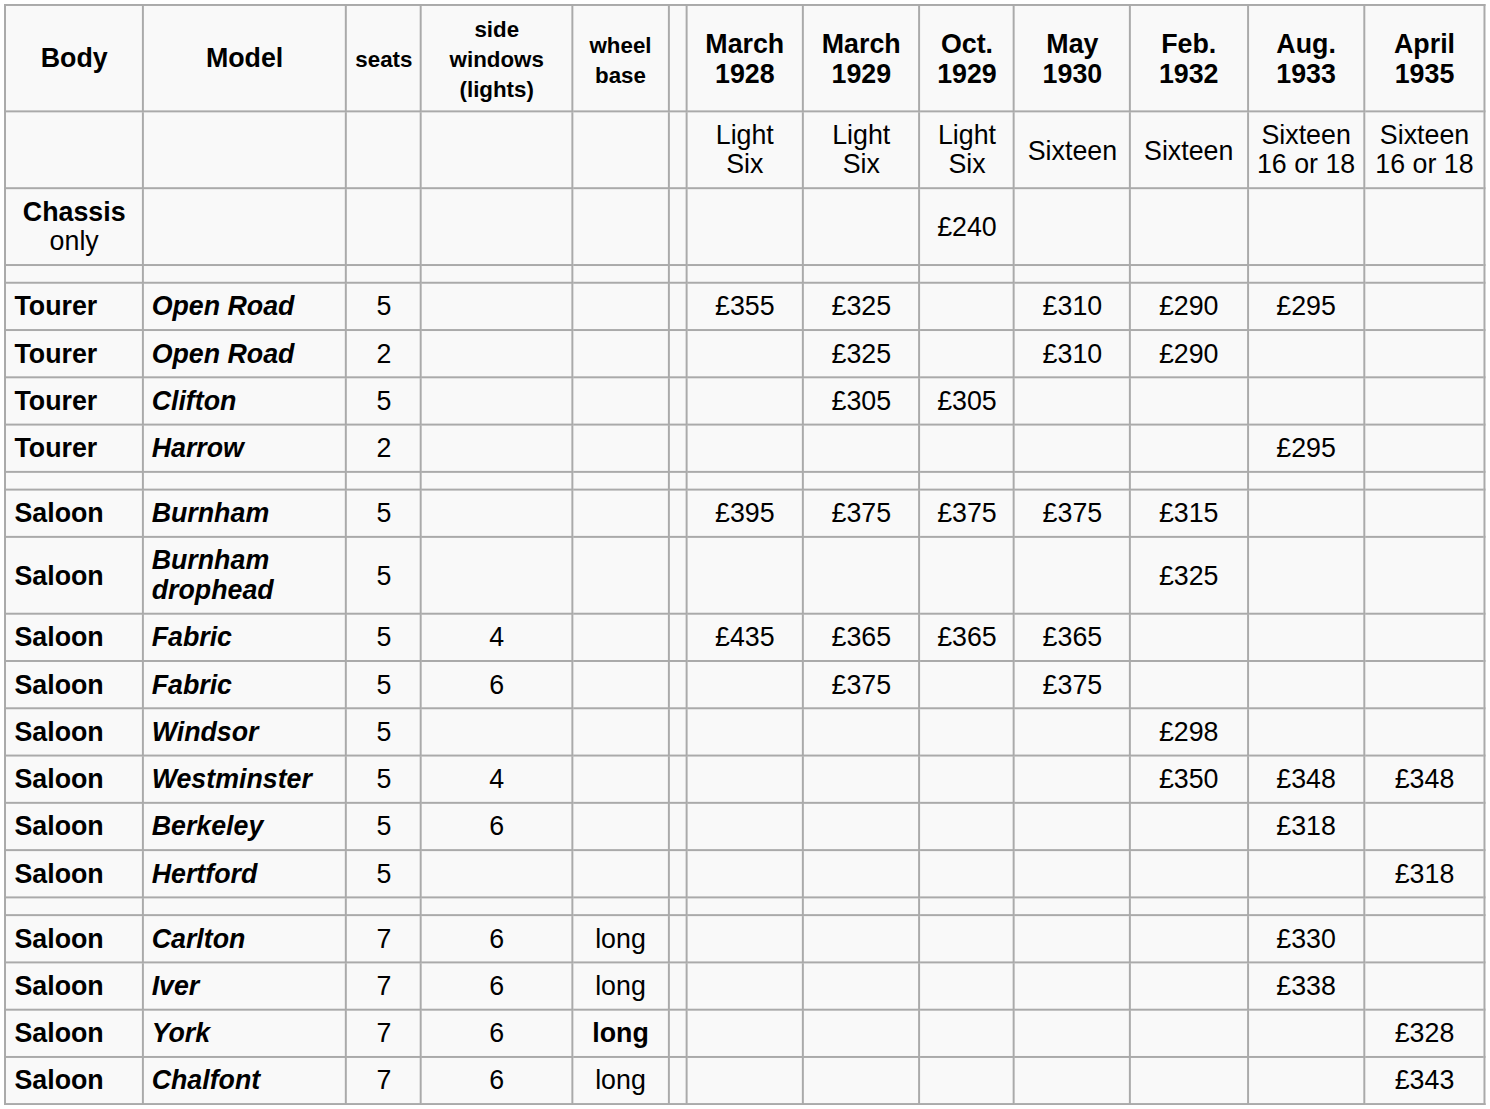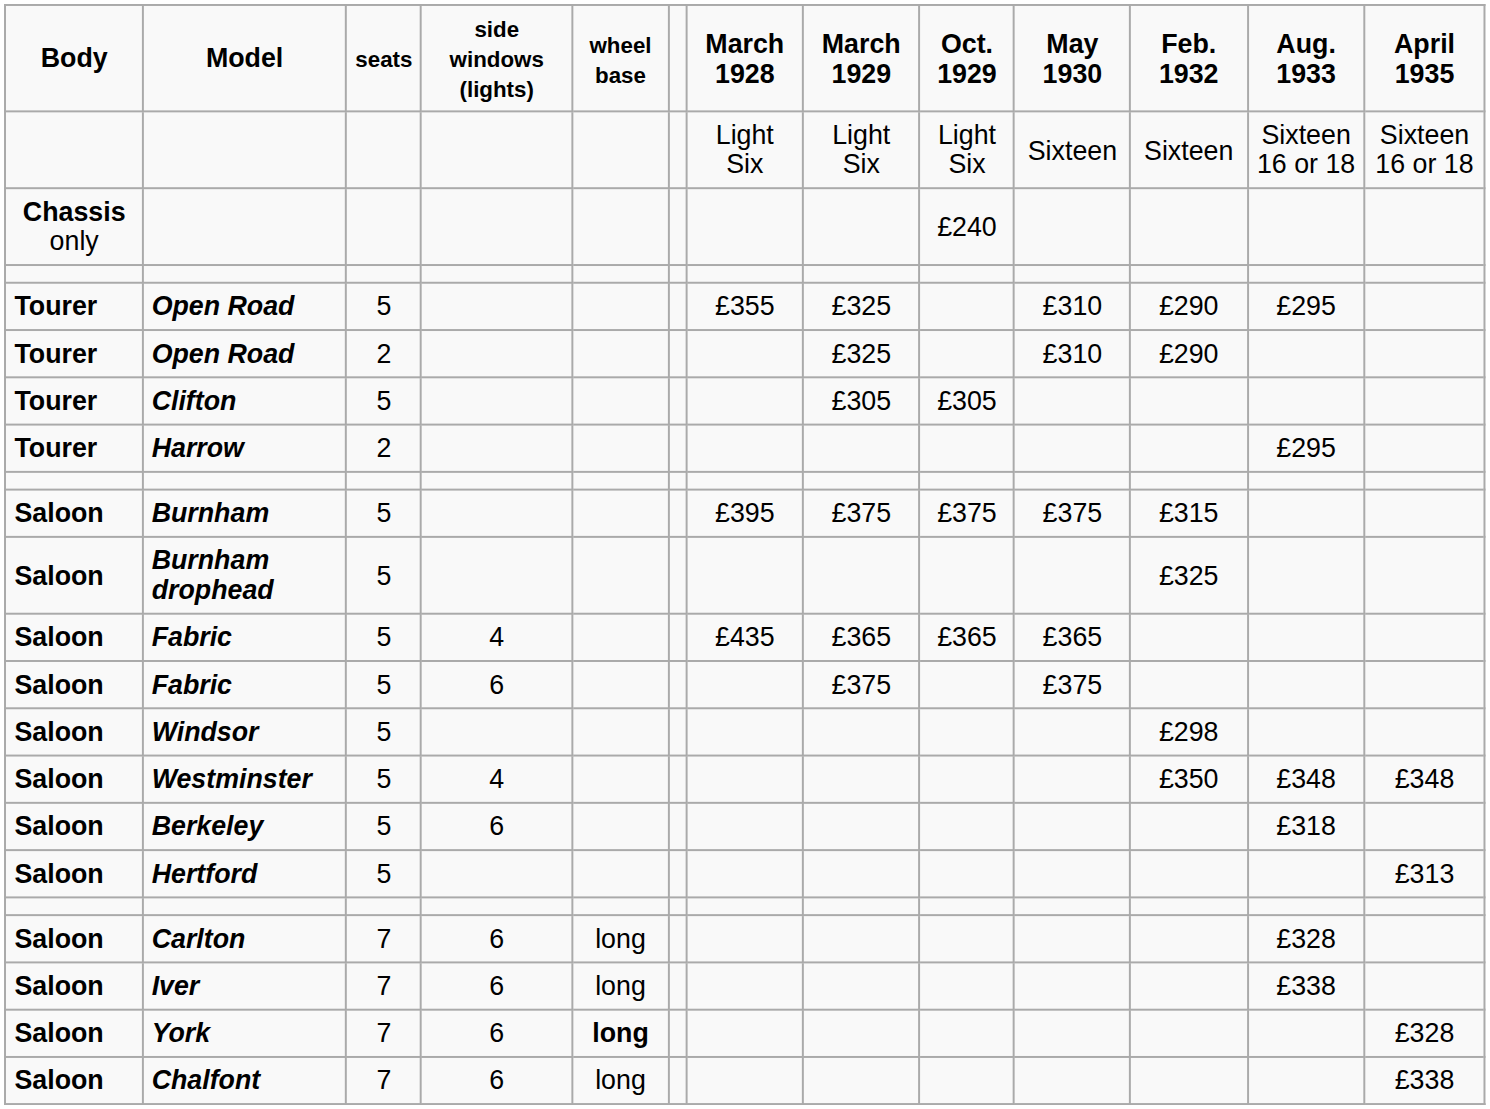(1425, 873) £318 -> (1425, 873) £313
(1306, 938) £330 -> (1306, 938) £328
(1425, 1080) £343 -> (1425, 1080) £338
